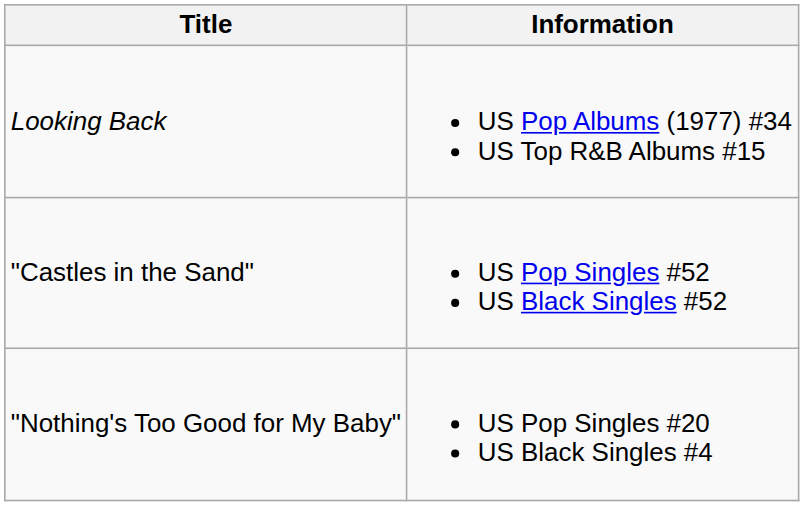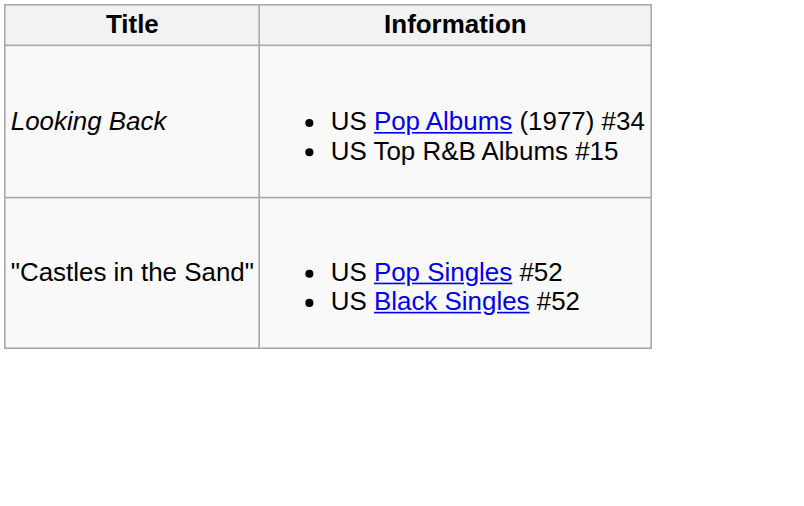- row: (206, 423)
